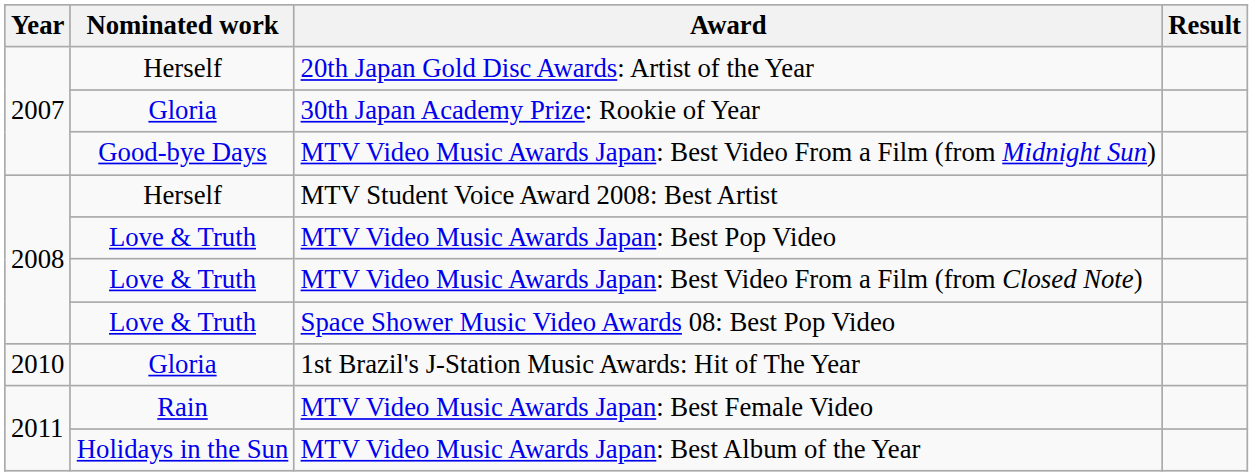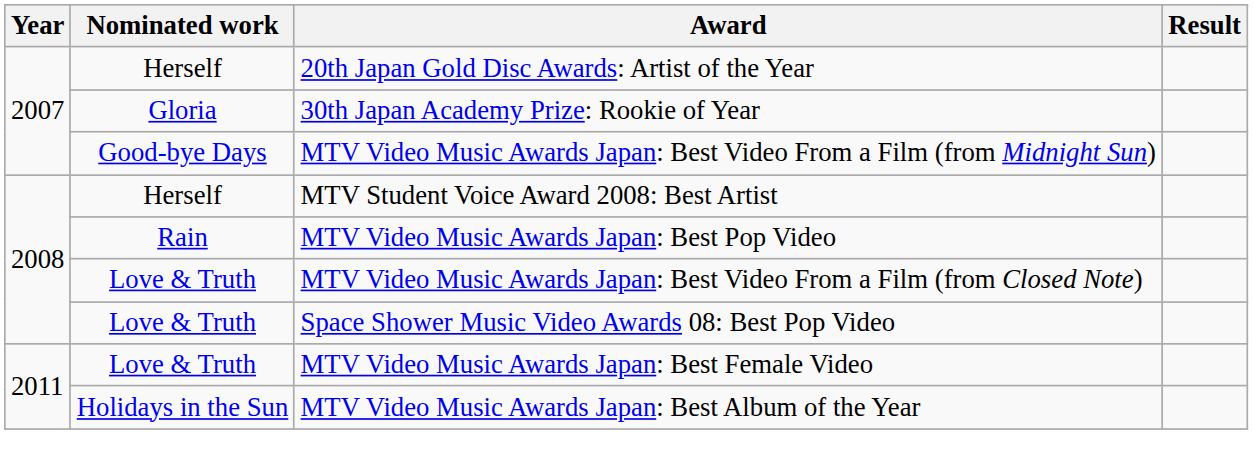(183, 237) Love & Truth -> (183, 237) Rain
- row: (580, 364)
(183, 407) Rain -> (183, 364) Love & Truth
